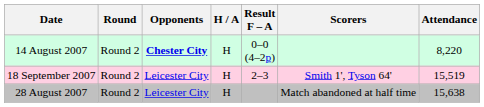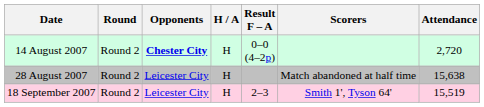(449, 50) 8,220 -> (449, 50) 2,720
rows swapped: (51, 93) <-> (51, 75)
